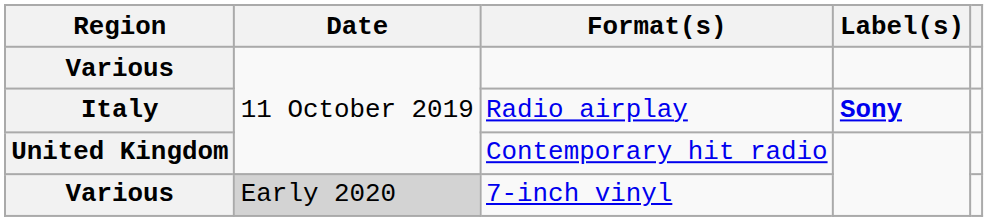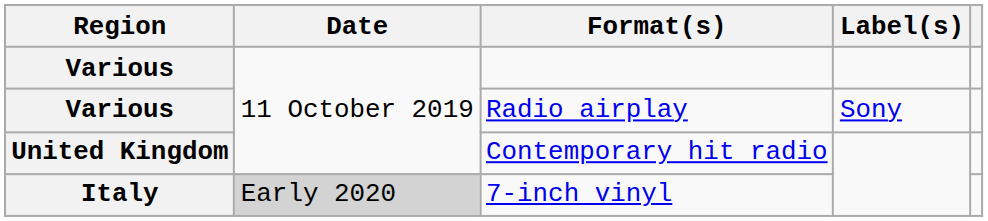(120, 110) Italy -> (120, 110) Various
(871, 110) bold -> (871, 110) normal
(120, 195) Various -> (120, 195) Italy
